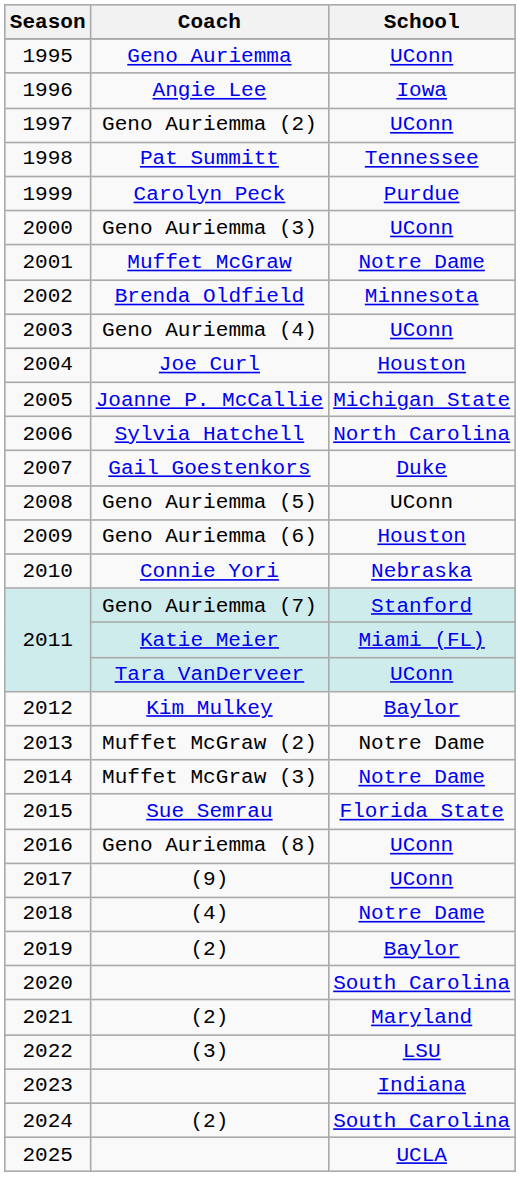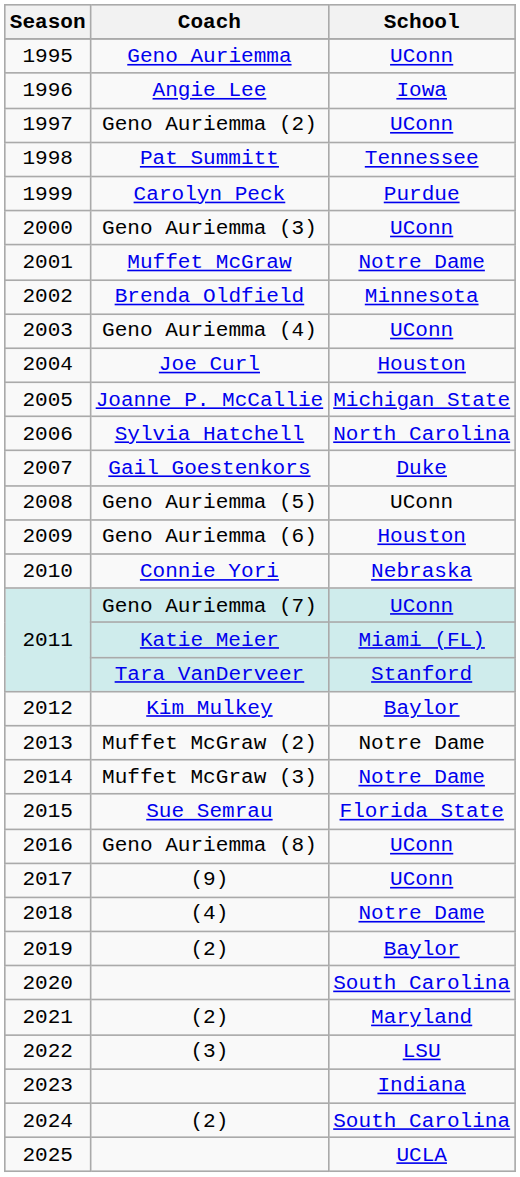(422, 605) Stanford -> (422, 605) UConn
(422, 674) UConn -> (422, 674) Stanford
